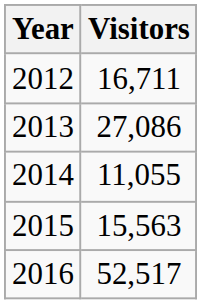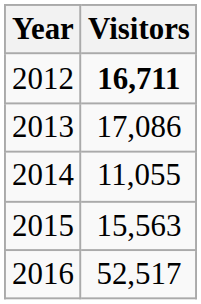(139, 77) normal -> (139, 77) bold
(139, 126) 27,086 -> (139, 126) 17,086
